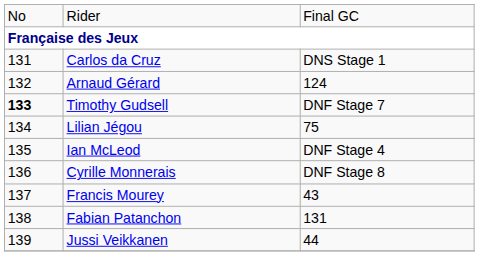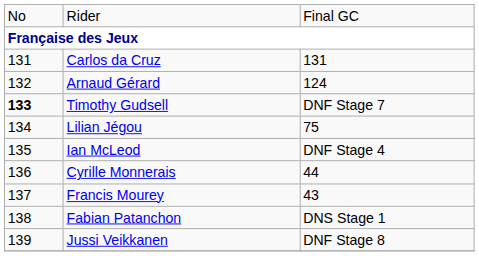(344, 61) DNS Stage 1 -> (315, 61) 131
(344, 172) DNF Stage 8 -> (311, 172) 44
(315, 217) 131 -> (344, 217) DNS Stage 1
(311, 240) 44 -> (344, 240) DNF Stage 8
